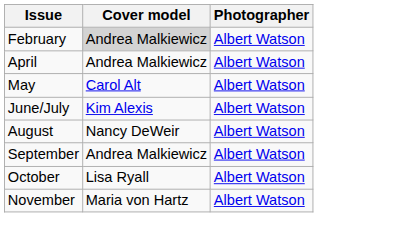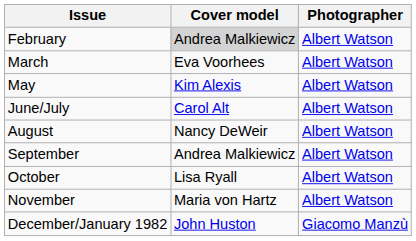+ row: (28, 62)
- row: (22, 62)
(113, 85) Carol Alt -> (208, 85) Kim Alexis
(119, 108) Kim Alexis -> (201, 108) Carol Alt
+ row: (88, 223)
